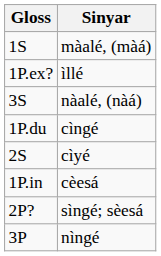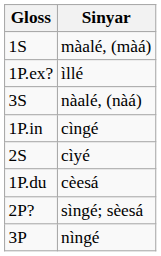(27, 127) 1P.du -> (26, 127) 1P.in
(26, 182) 1P.in -> (27, 182) 1P.du
